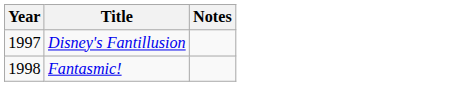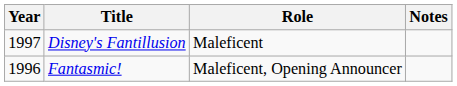+ column: (297, 17)
(24, 68) 1998 -> (24, 68) 1996
